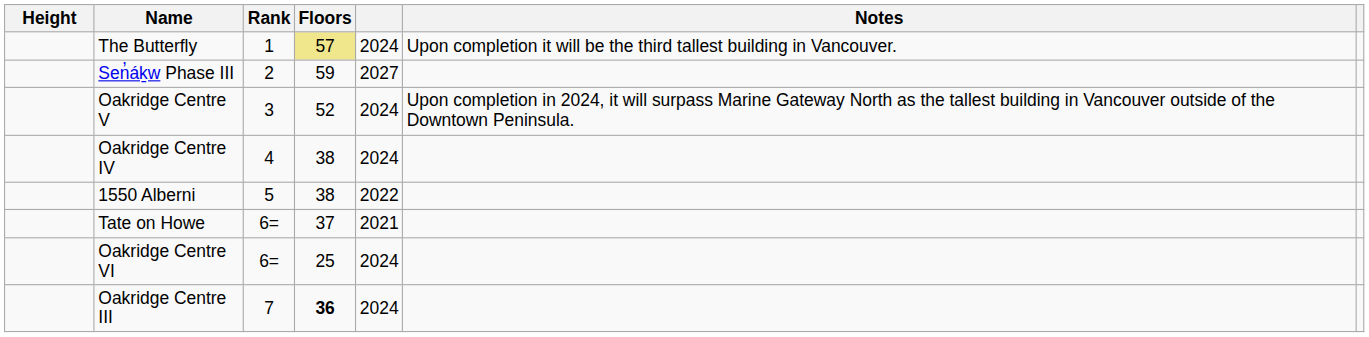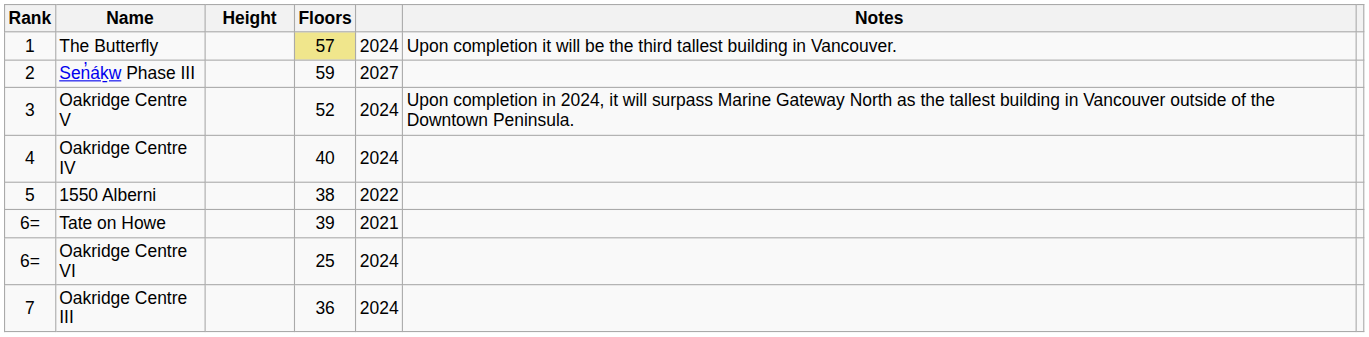columns swapped: (269, 18) <-> (49, 18)
(325, 158) 38 -> (325, 158) 40
(325, 223) 37 -> (325, 223) 39
(325, 308) bold -> (325, 308) normal
